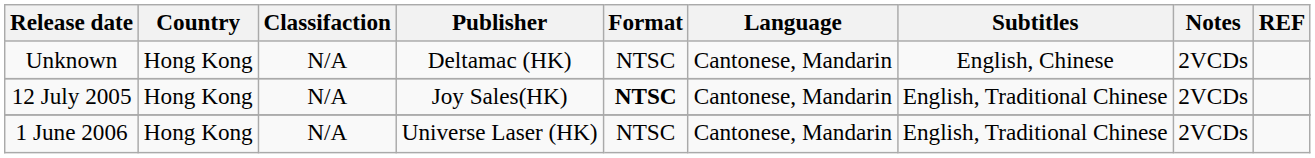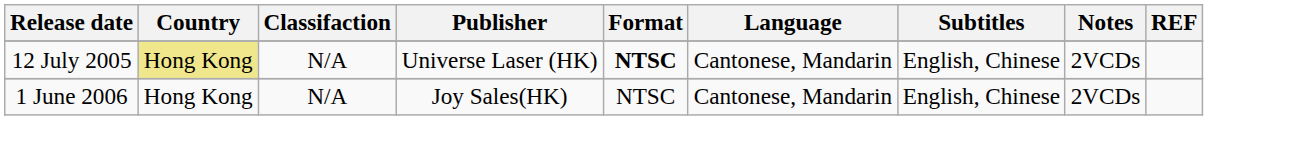- row: (72, 59)
(198, 96) no background -> (198, 59) khaki background
(500, 96) Joy Sales(HK) -> (500, 59) Universe Laser (HK)
(1035, 96) English, Traditional Chinese -> (981, 59) English, Chinese
(500, 133) Universe Laser (HK) -> (500, 96) Joy Sales(HK)
(1035, 133) English, Traditional Chinese -> (981, 96) English, Chinese
